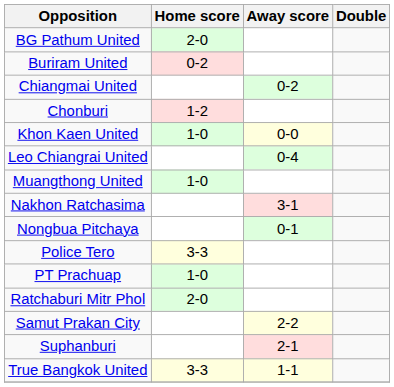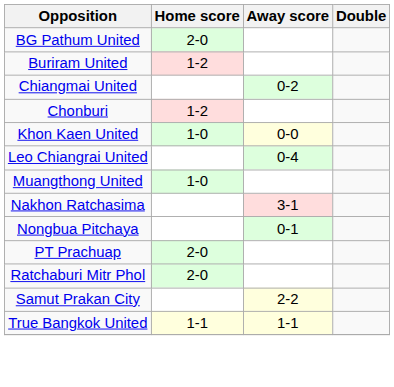(197, 63) 0-2 -> (197, 63) 1-2
- row: (78, 252)
(197, 275) 1-0 -> (197, 252) 2-0
- row: (78, 346)
(197, 370) 3-3 -> (197, 323) 1-1
